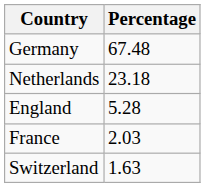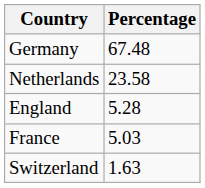(129, 78) 23.18 -> (129, 78) 23.58
(124, 138) 2.03 -> (124, 138) 5.03
